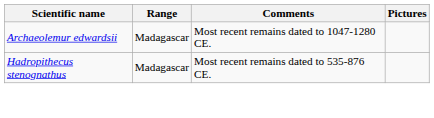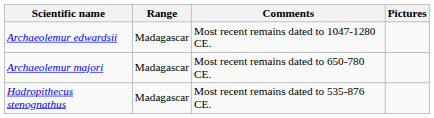+ row: (55, 67)
